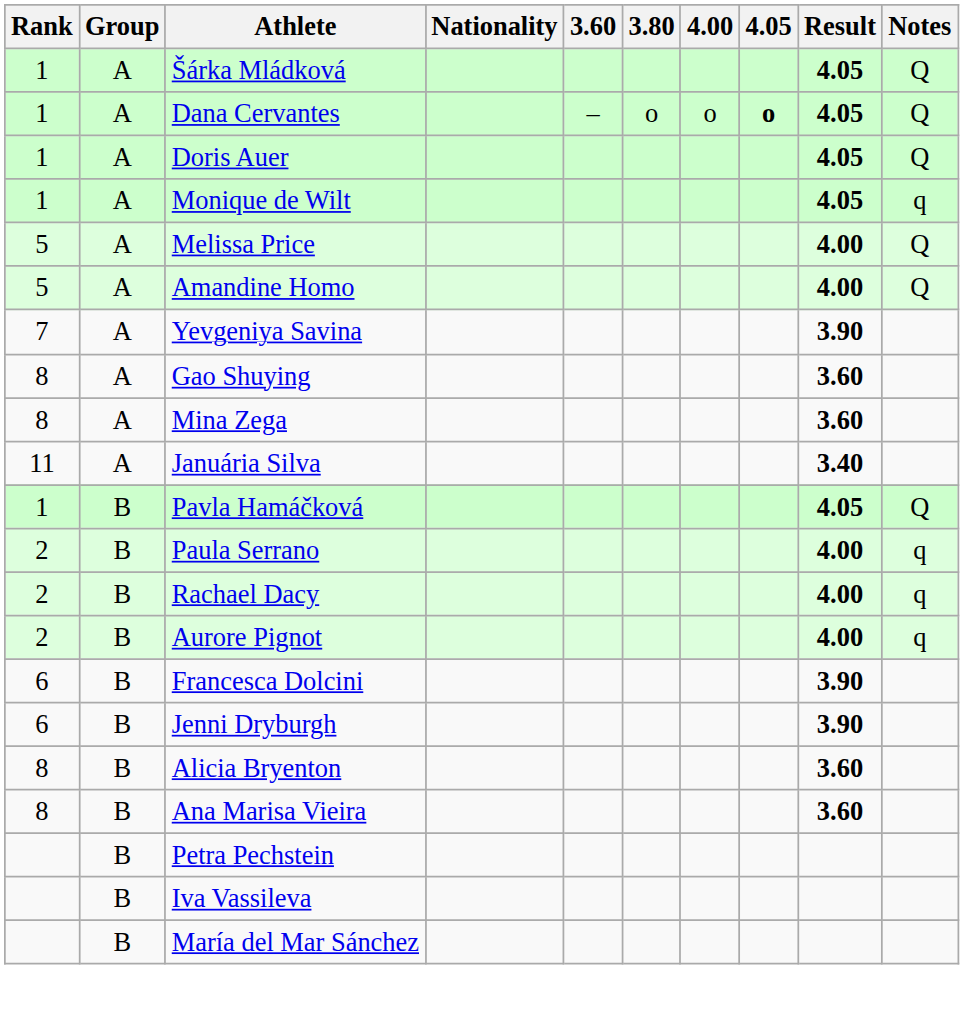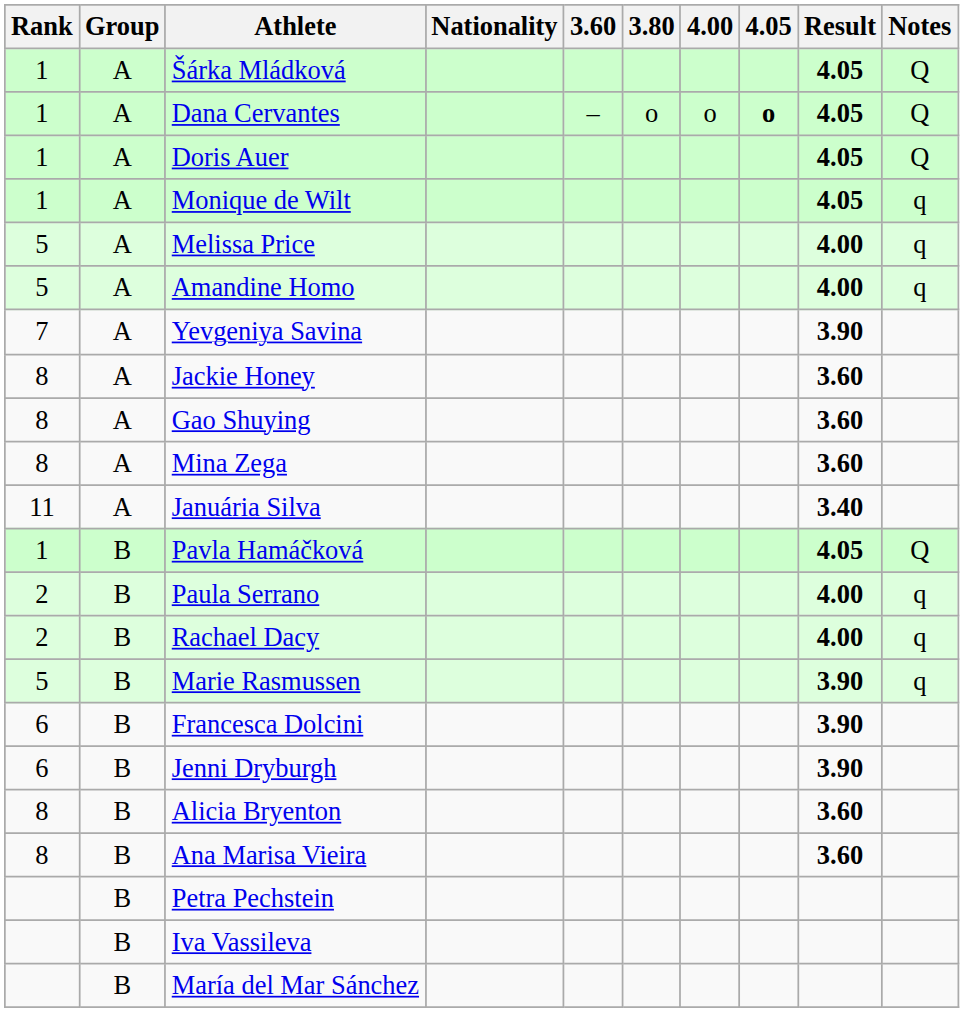(920, 244) Q -> (920, 244) q
(920, 288) Q -> (920, 288) q
+ row: (243, 375)
- row: (247, 637)
+ row: (266, 680)
